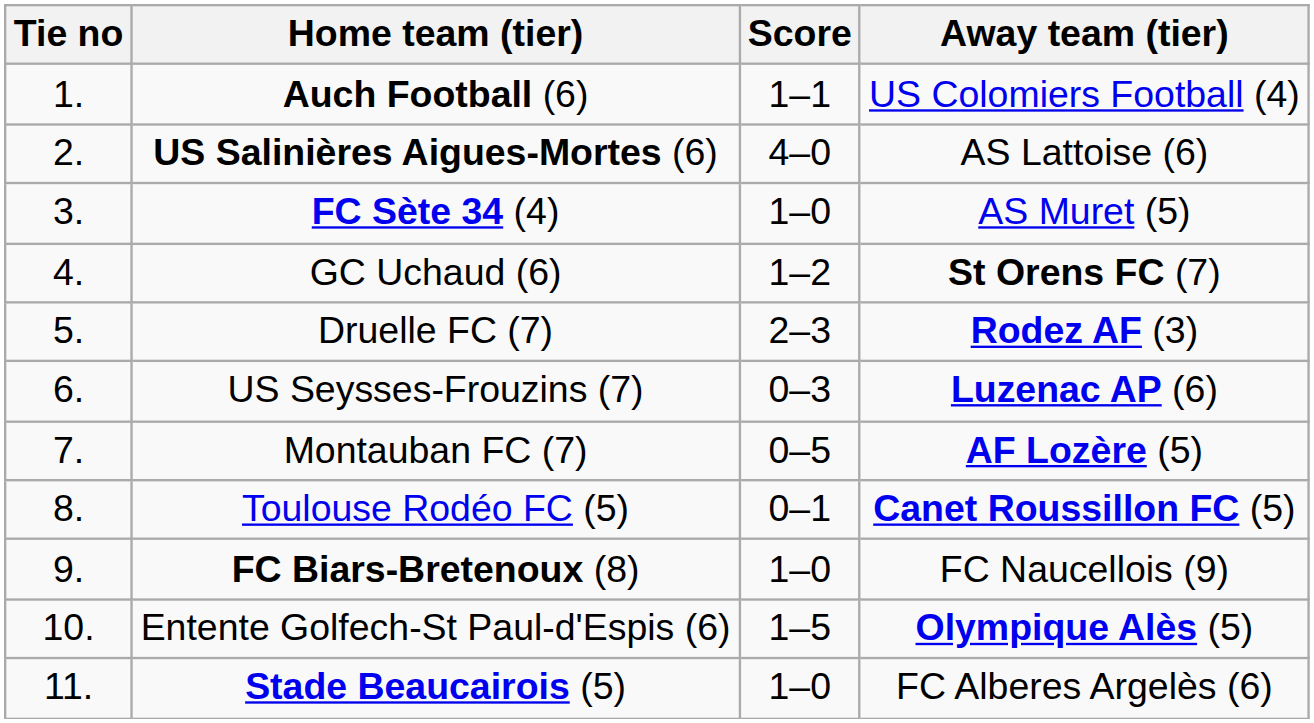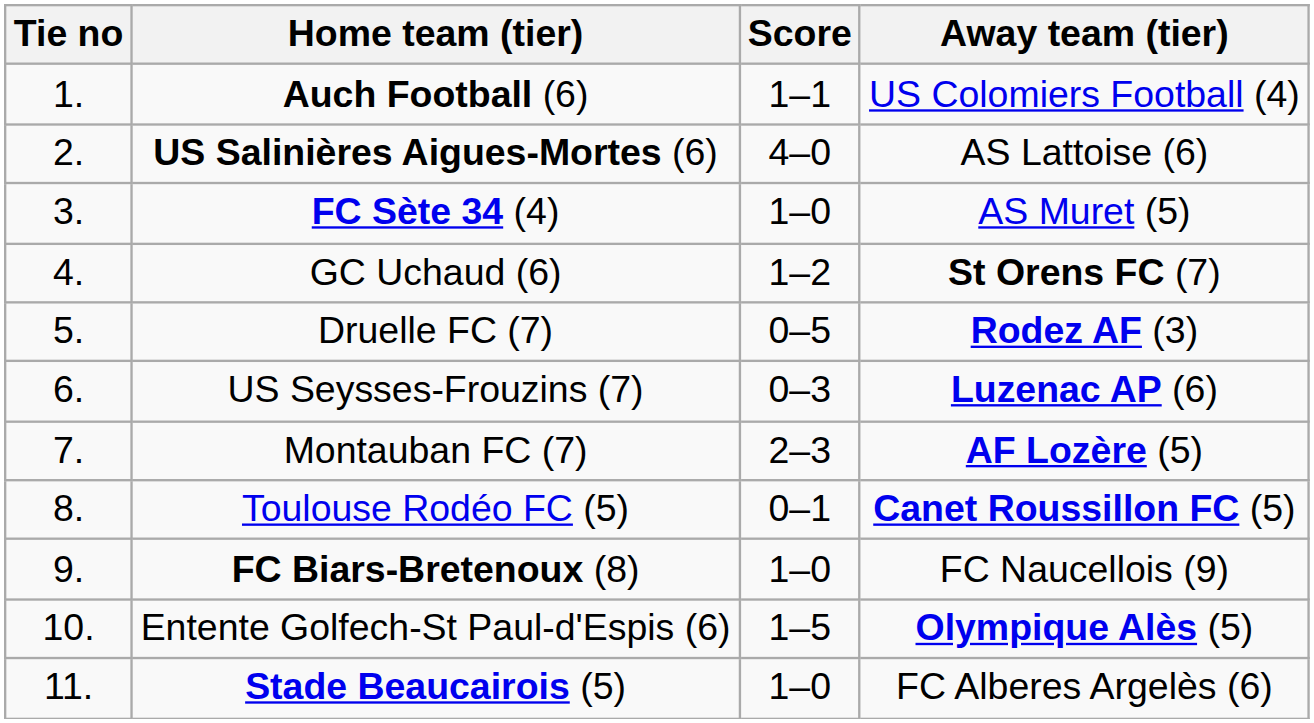(800, 331) 2–3 -> (800, 331) 0–5
(800, 449) 0–5 -> (800, 449) 2–3
